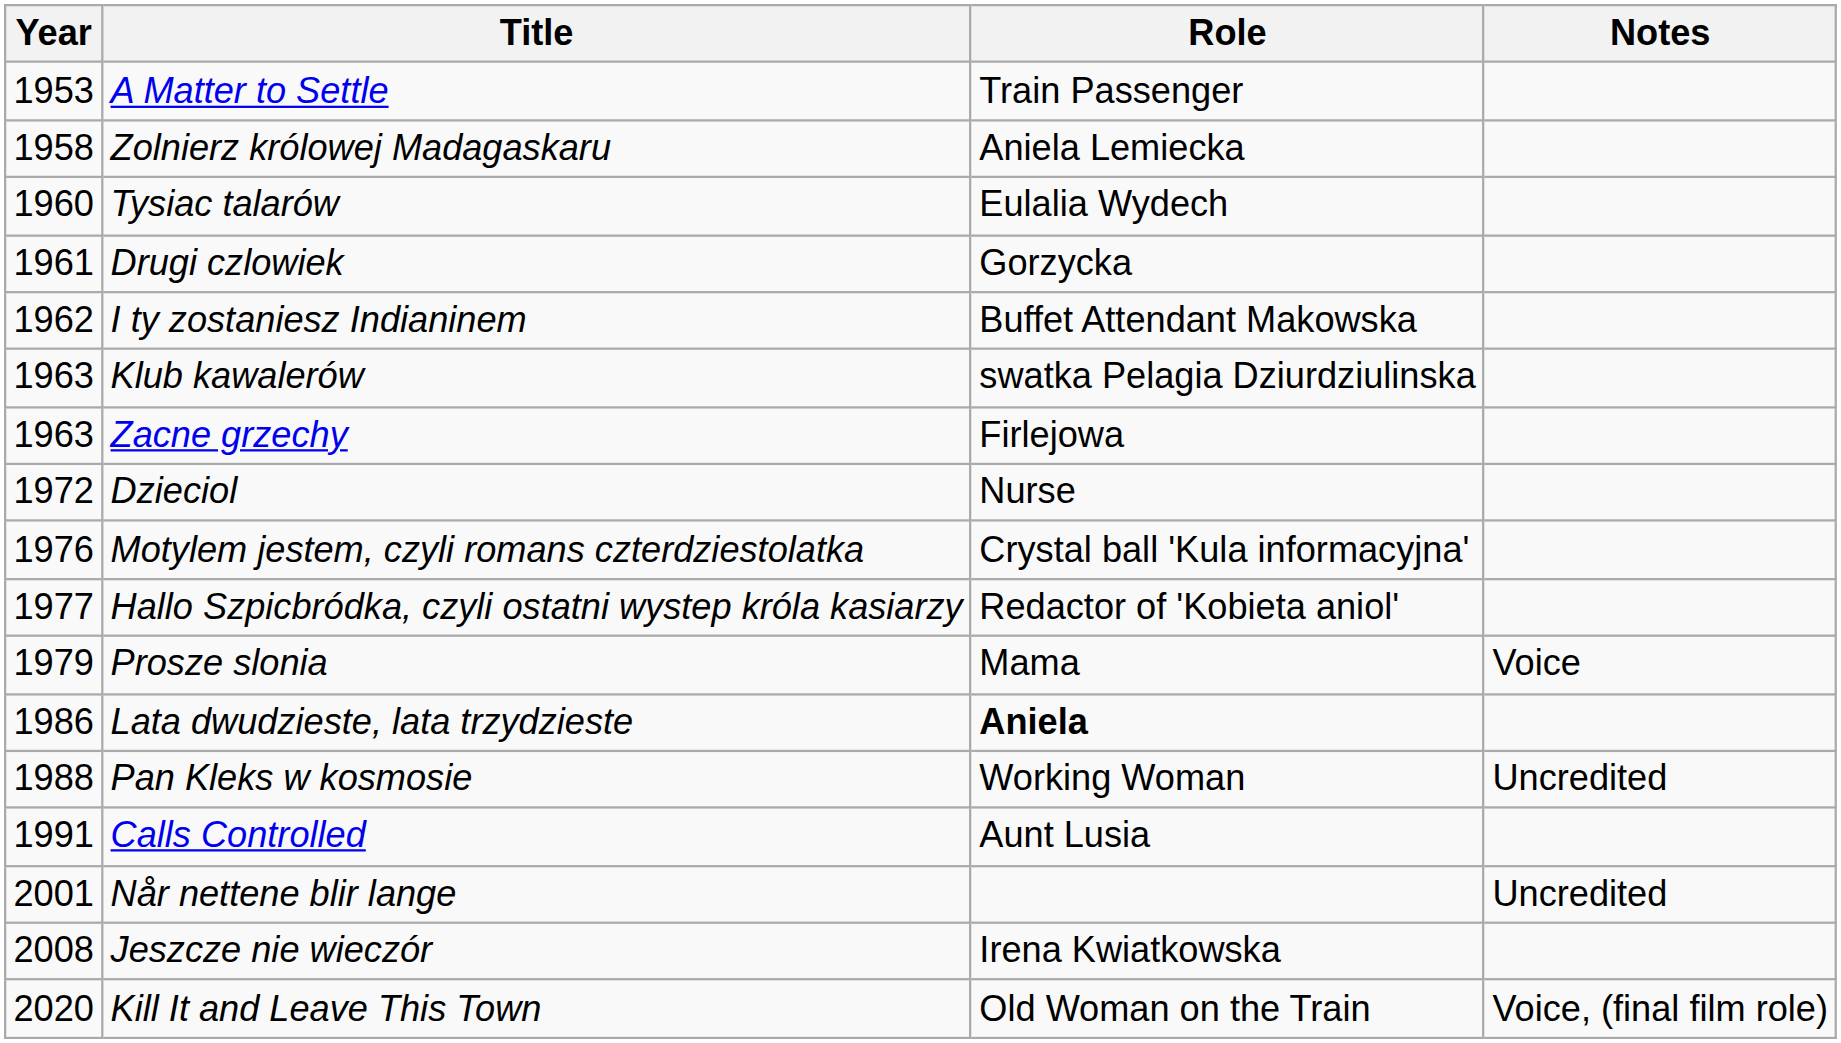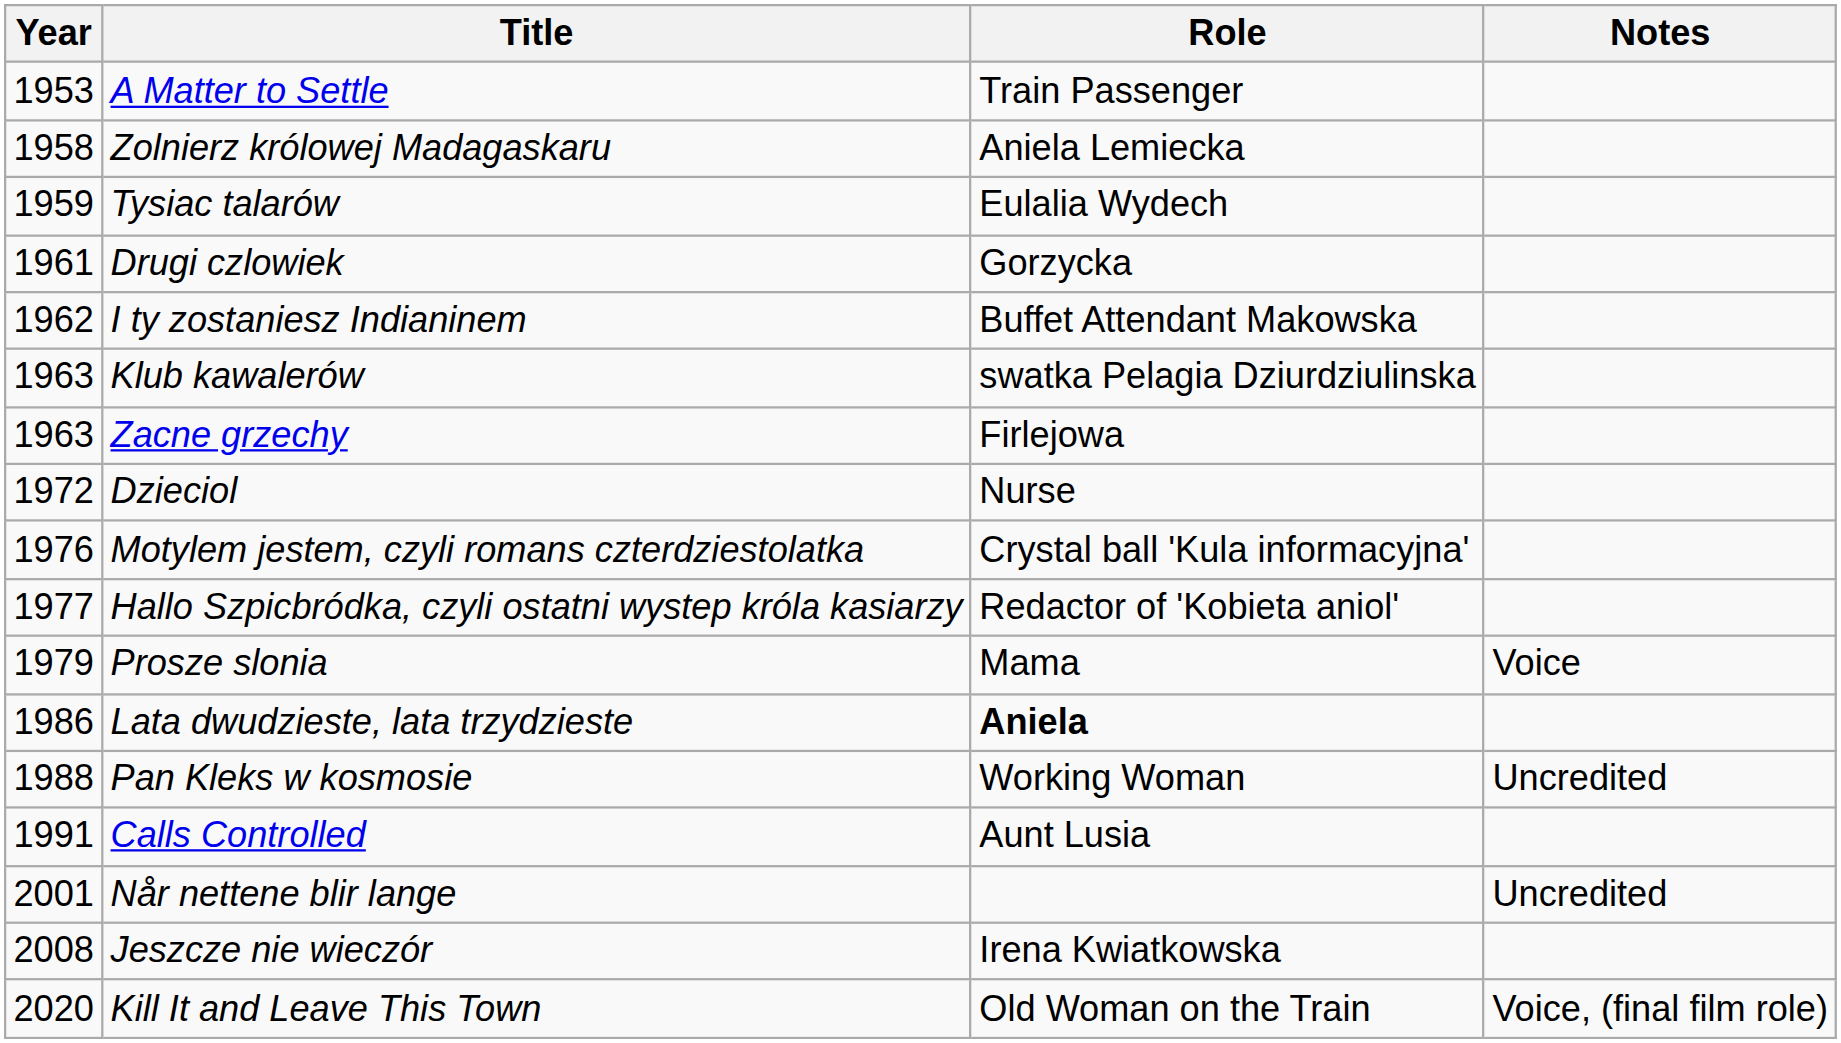(54, 205) 1960 -> (54, 205) 1959
